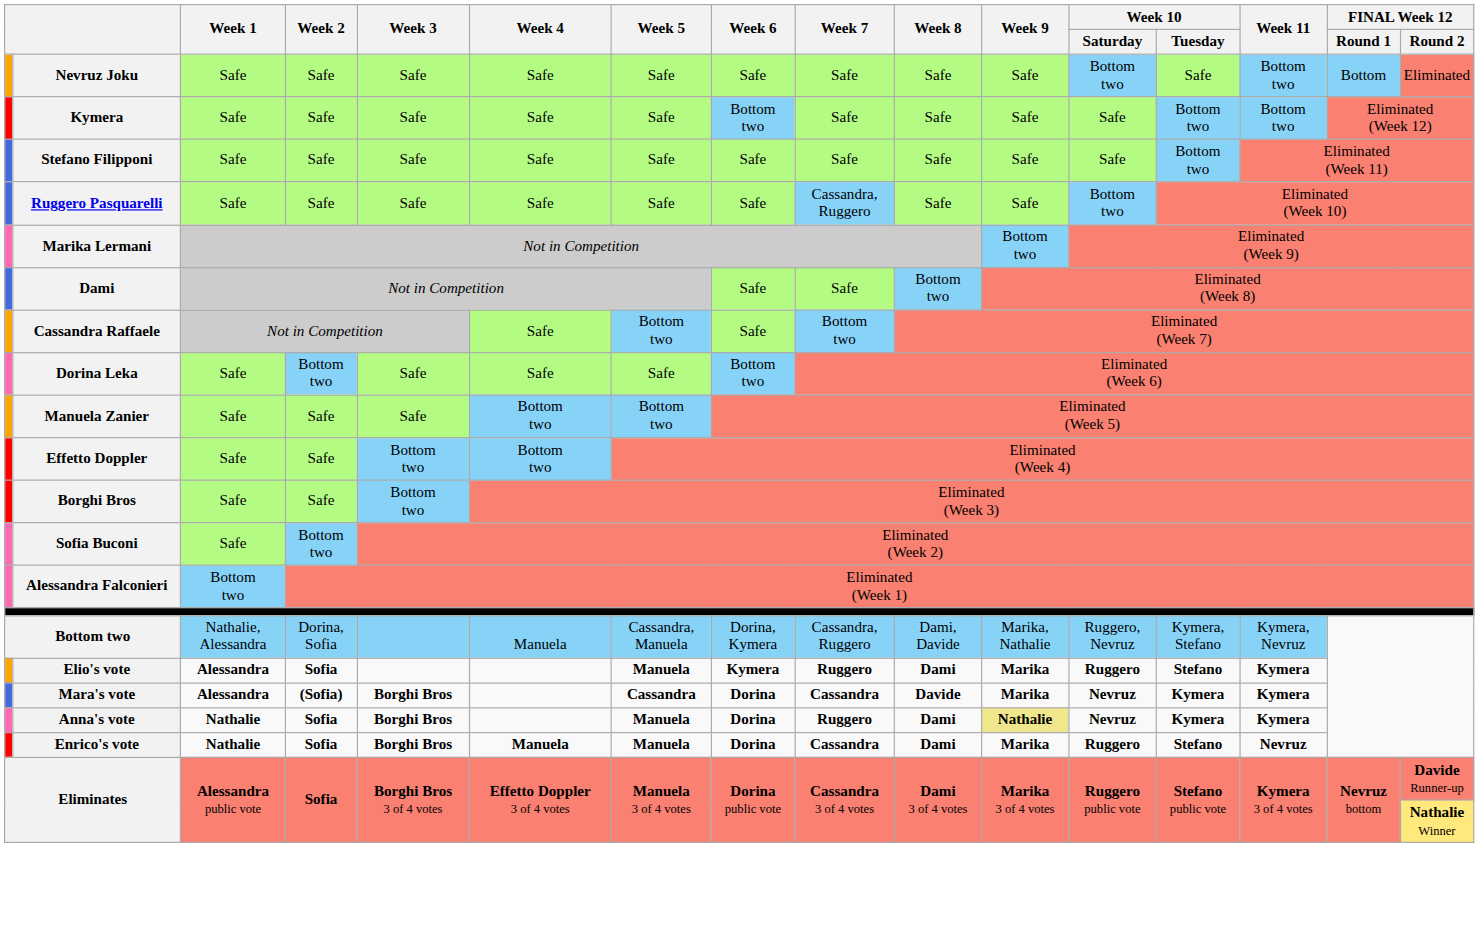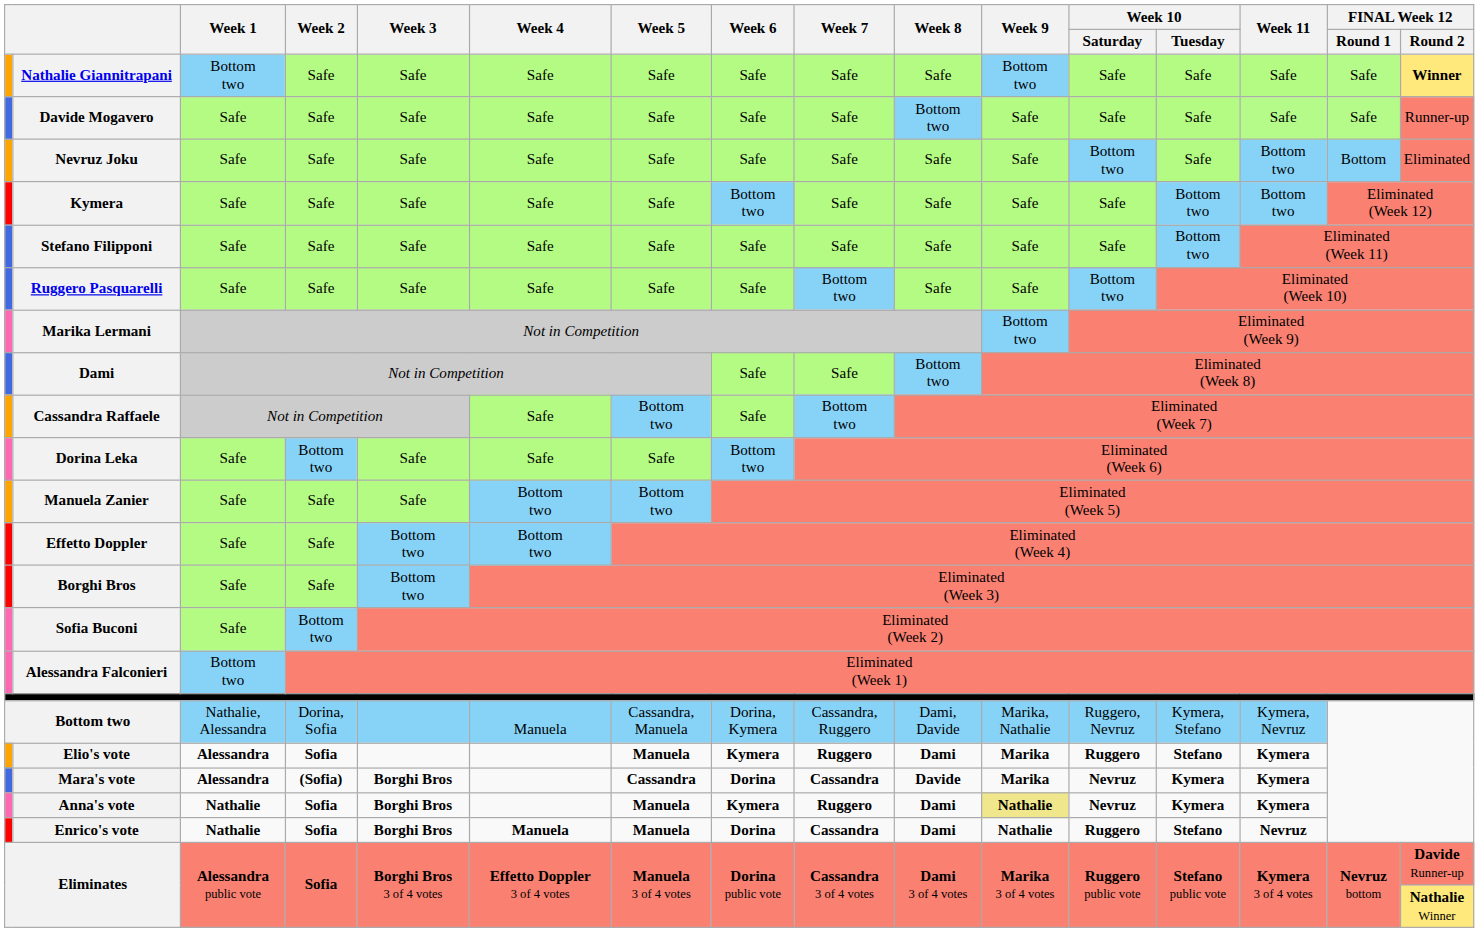+ row: (97, 75)
+ row: (97, 117)
(845, 203) Cassandra, Ruggero -> (845, 288) Bottom two
(753, 719) Dorina -> (753, 804) Kymera
(1025, 744) Marika -> (1025, 829) Nathalie
